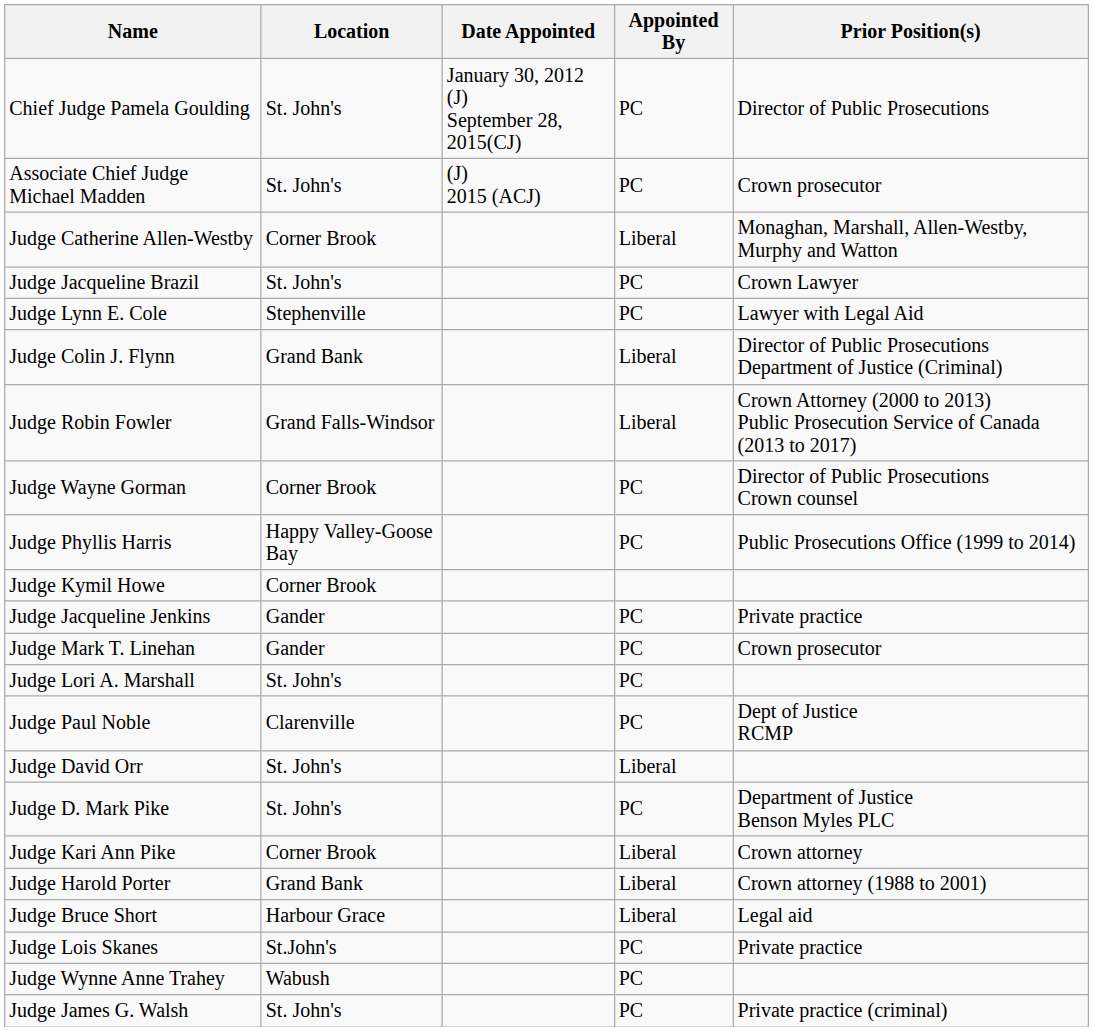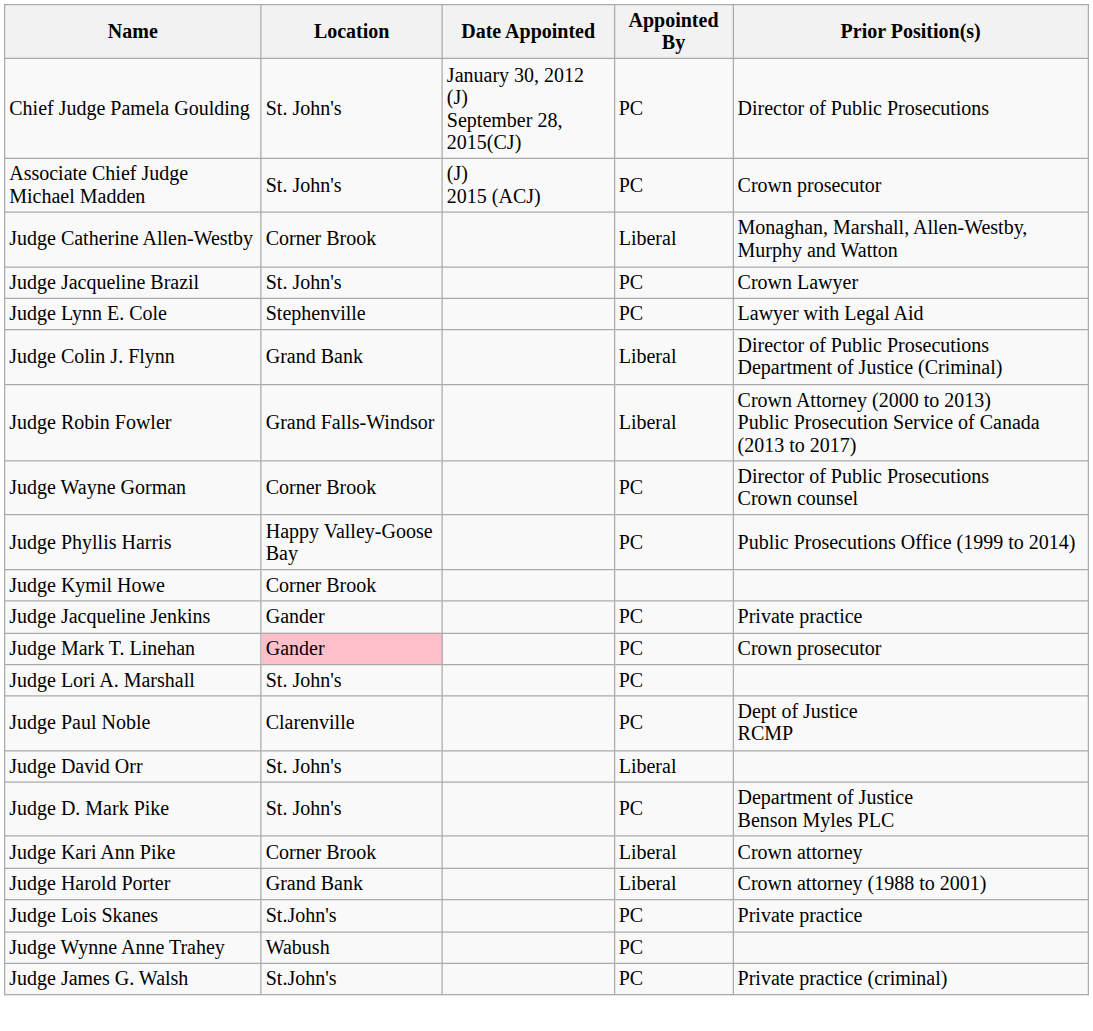(295, 648) no background -> (295, 648) pink background
- row: (83, 915)
(304, 1010) St. John's -> (301, 978) St.John's
